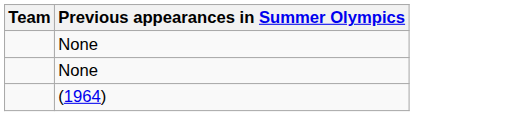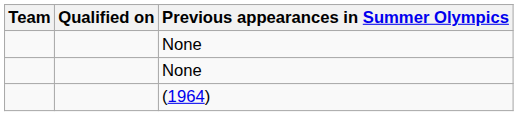+ column: (106, 17)
